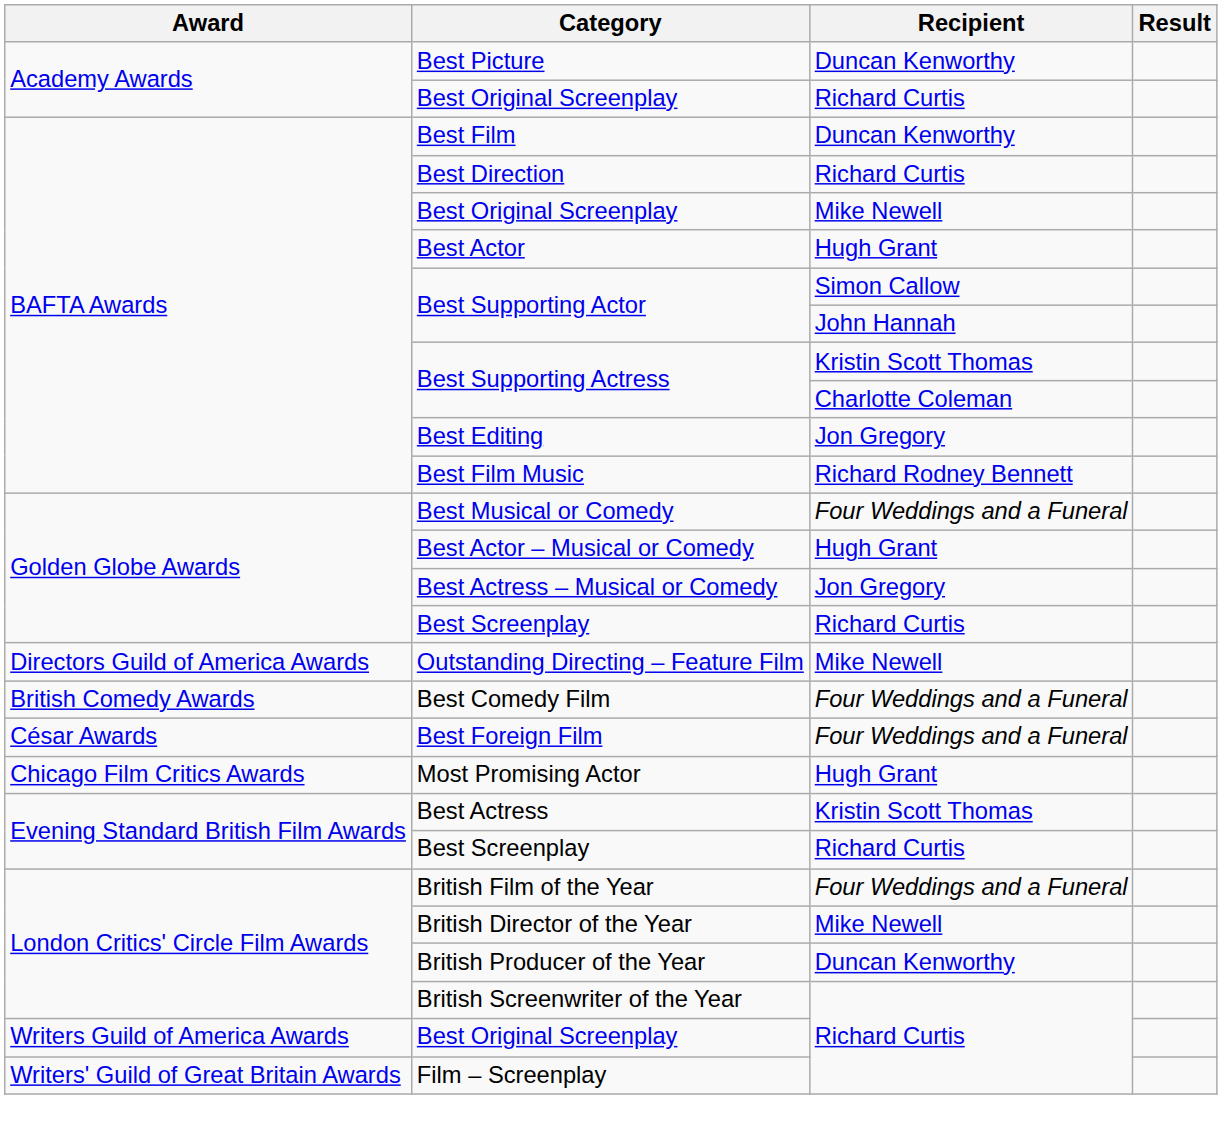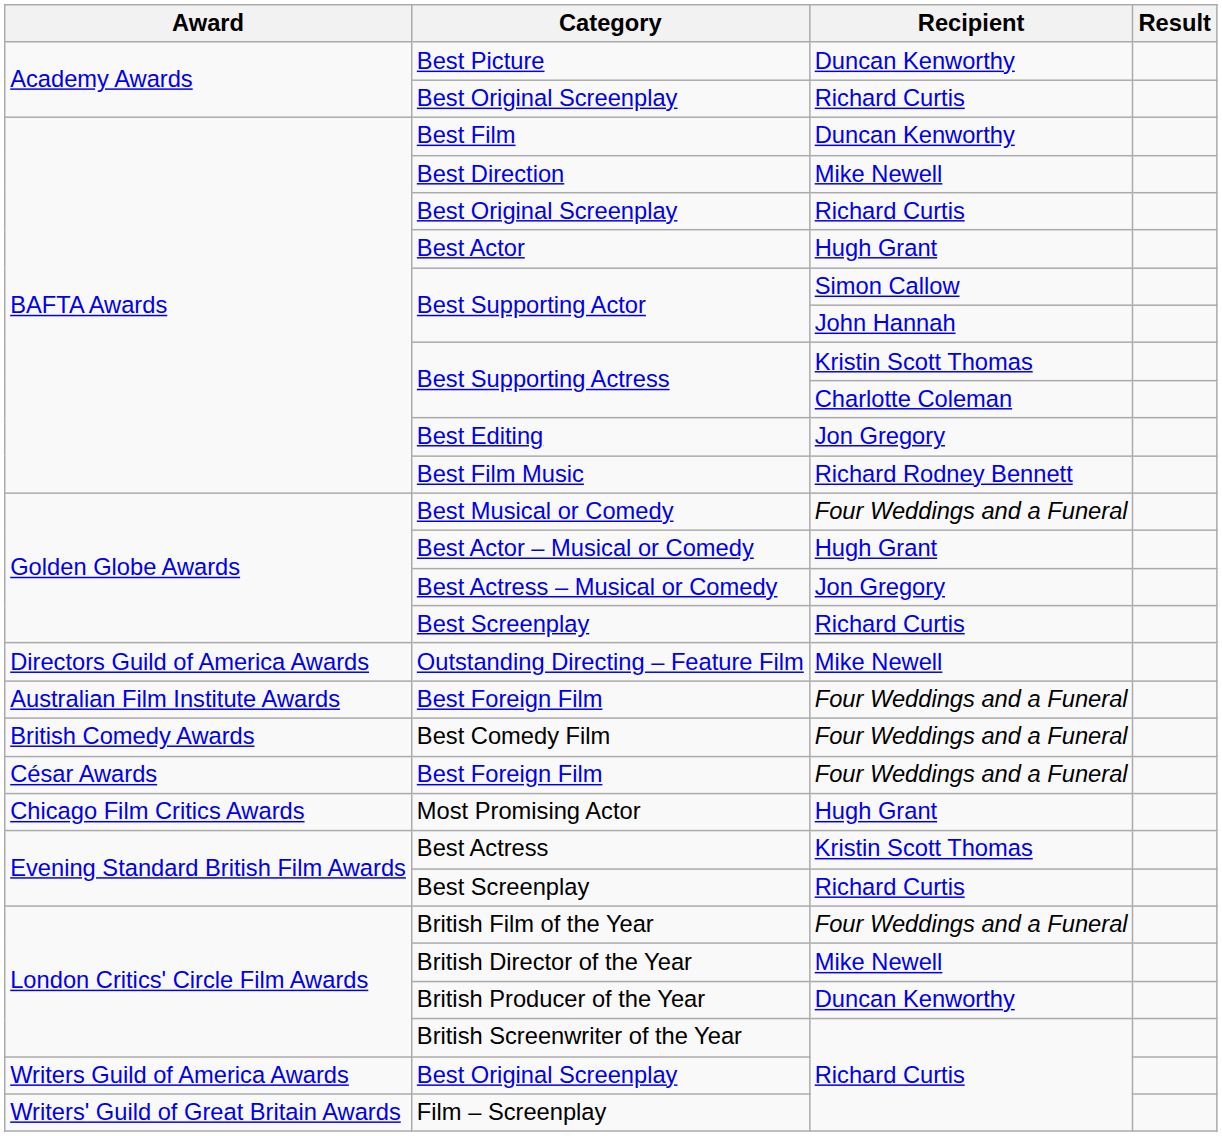(890, 173) Richard Curtis -> (879, 173) Mike Newell
(879, 211) Mike Newell -> (890, 211) Richard Curtis
+ row: (175, 699)
